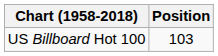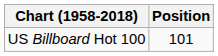(181, 39) 103 -> (181, 39) 101
